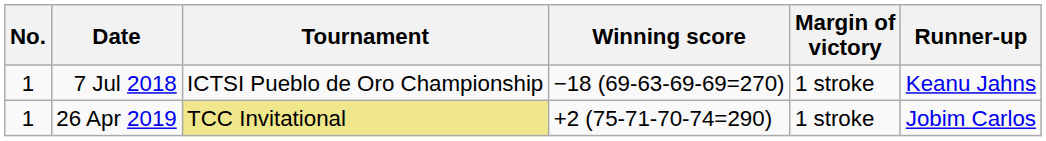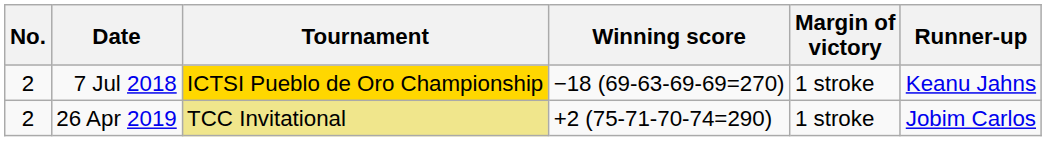(28, 83) 1 -> (28, 83) 2
(365, 83) no background -> (365, 83) gold background
(28, 118) 1 -> (28, 118) 2
